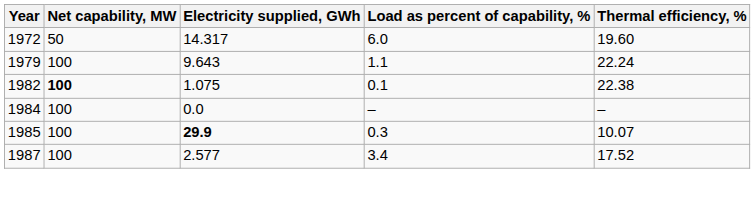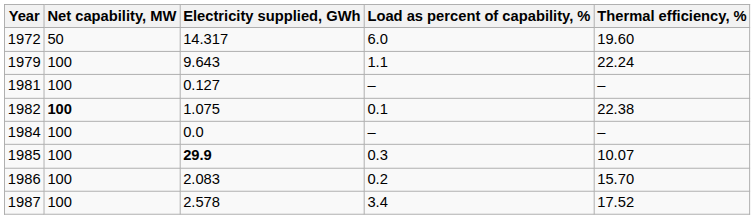+ row: (24, 86)
+ row: (24, 179)
(202, 156) 2.577 -> (202, 202) 2.578
